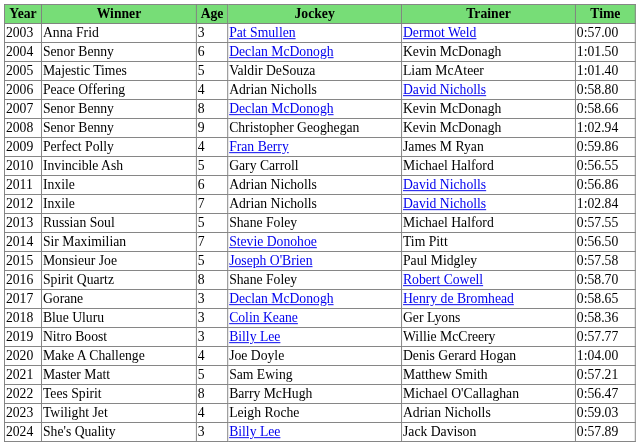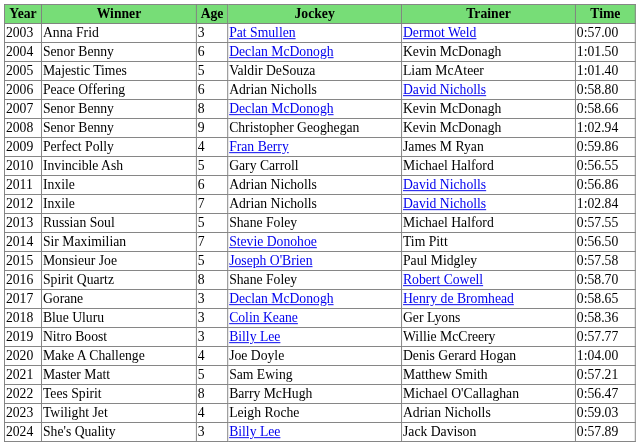(201, 90) 4 -> (201, 90) 6
